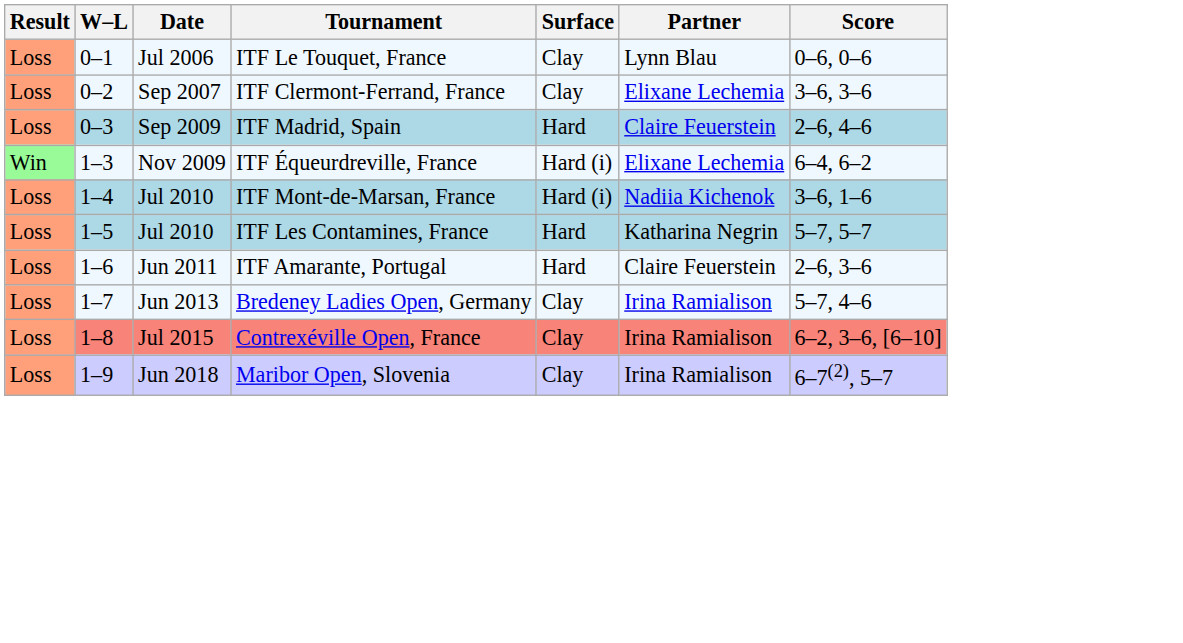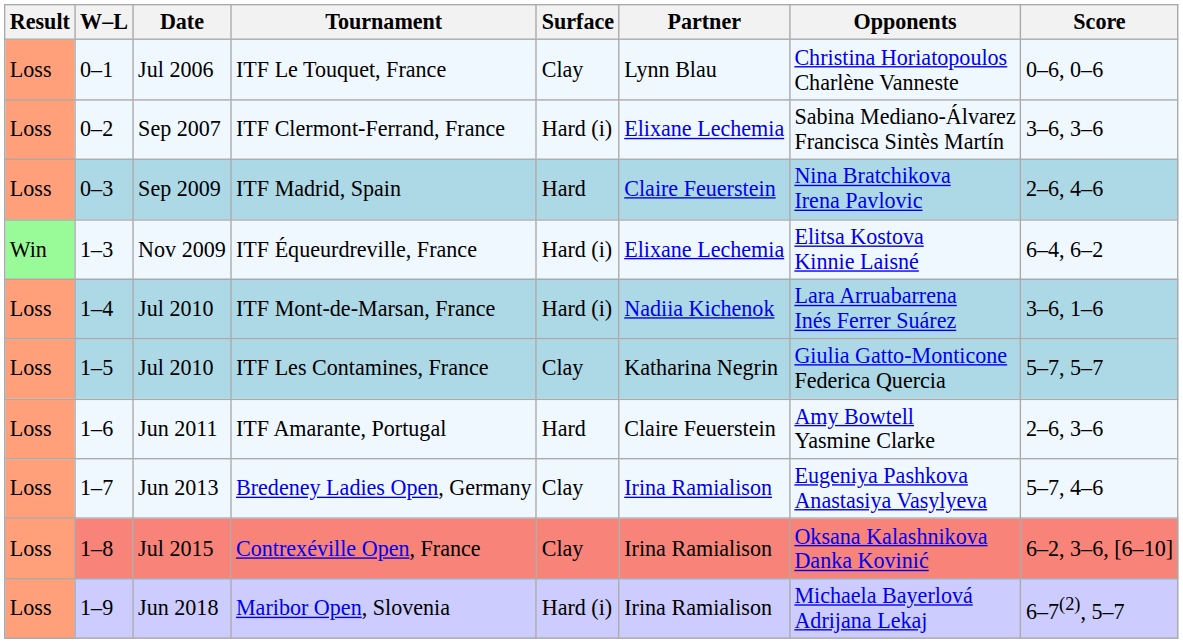+ column: (905, 22)
(563, 92) Clay -> (577, 129) Hard (i)
(564, 232) Hard -> (563, 368) Clay
(563, 375) Clay -> (577, 608) Hard (i)
